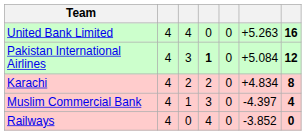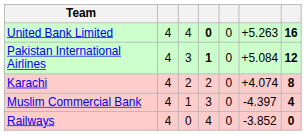(208, 32) normal -> (208, 32) bold
(260, 83) +4.834 -> (260, 83) +4.074
